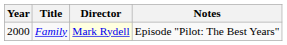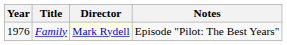(18, 31) 2000 -> (18, 31) 1976
